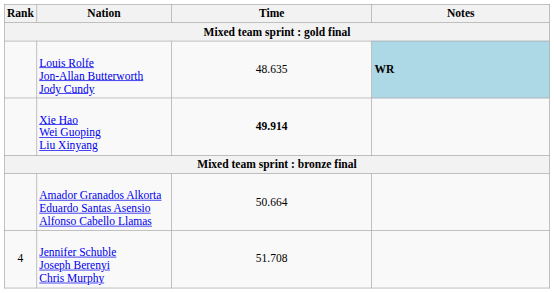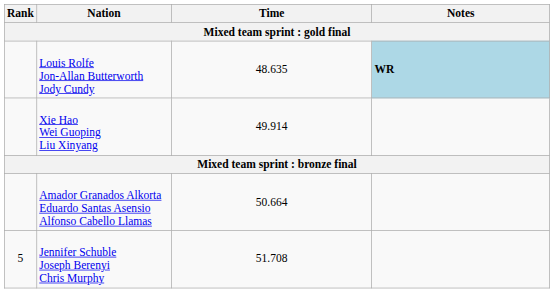(272, 126) bold -> (272, 126) normal
(20, 259) 4 -> (20, 259) 5
